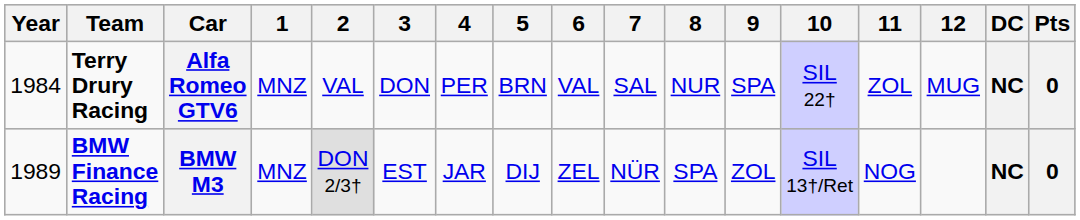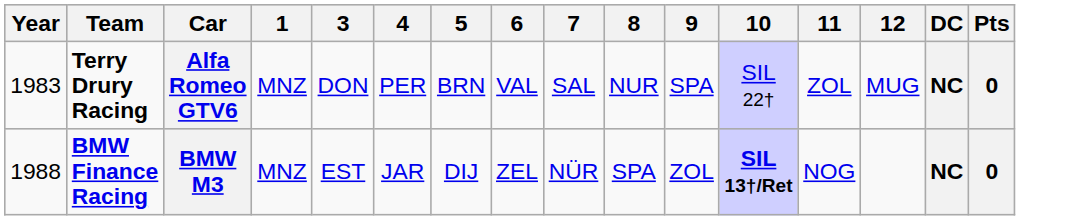- column: (343, 23)
(36, 85) 1984 -> (36, 85) 1983
(36, 172) 1989 -> (36, 172) 1988
(820, 172) normal -> (759, 172) bold
